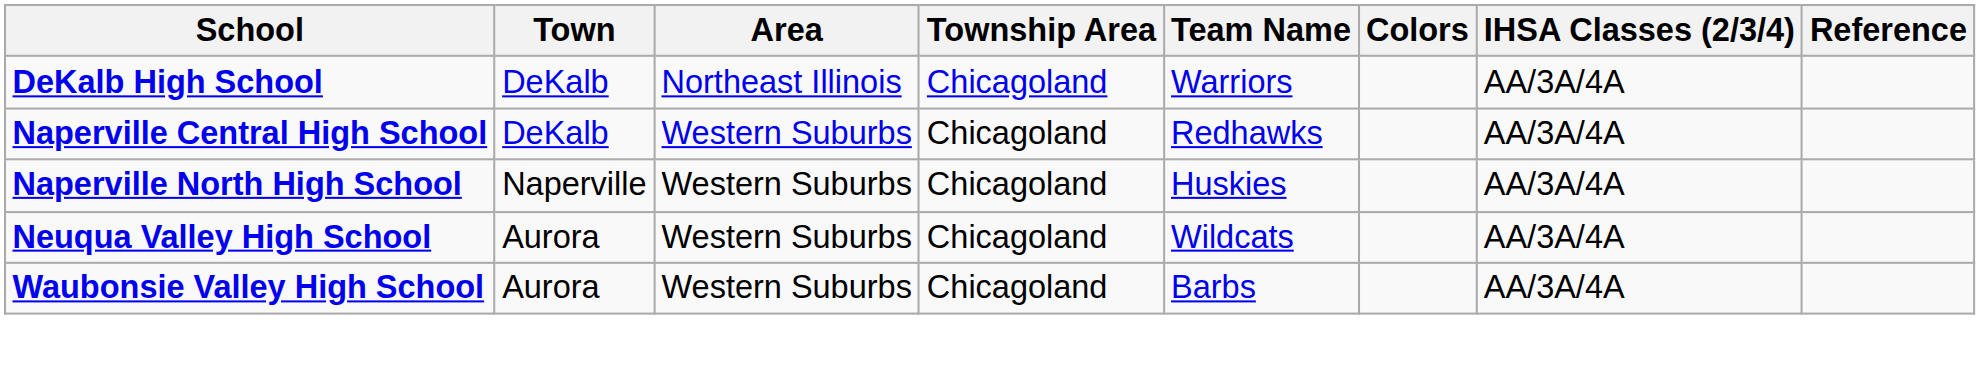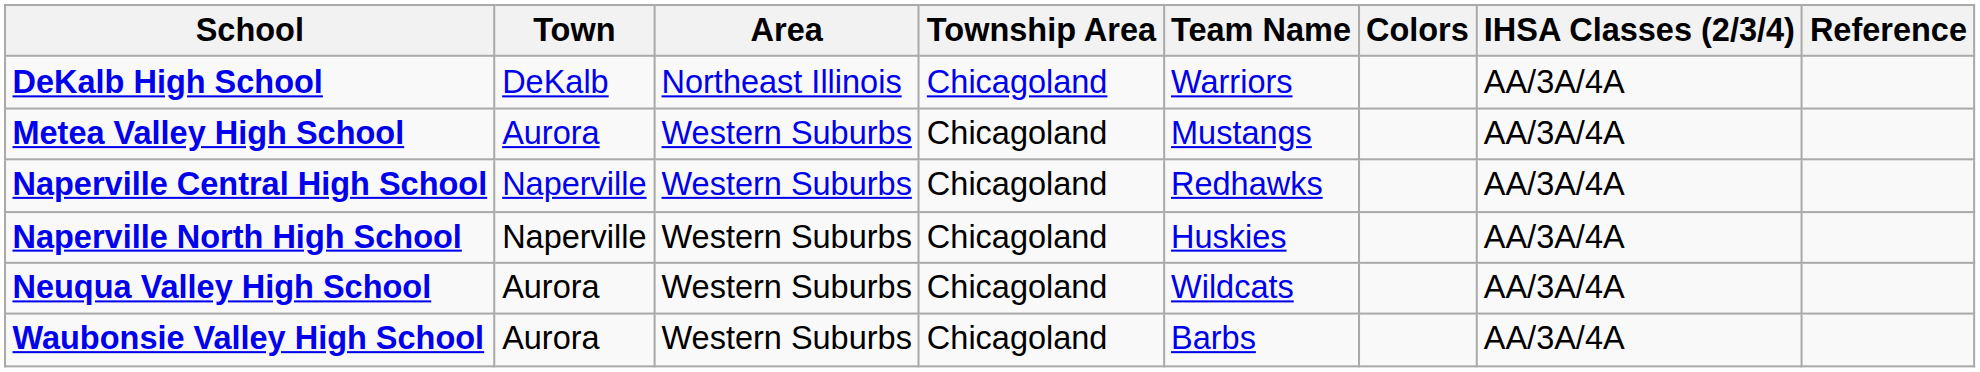+ row: (208, 133)
(555, 133) DeKalb -> (574, 184) Naperville
